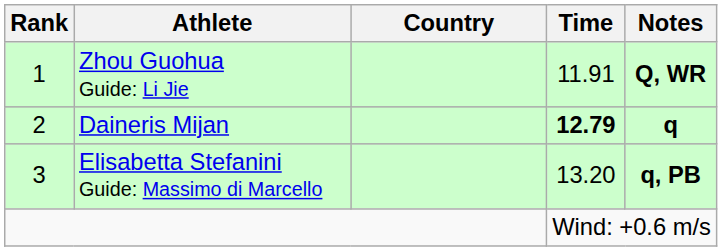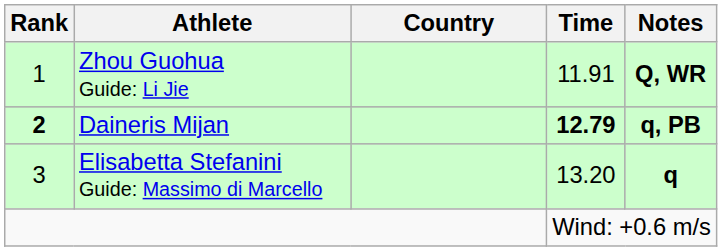(39, 125) normal -> (39, 125) bold
(671, 125) q -> (671, 125) q, PB
(671, 175) q, PB -> (671, 175) q
